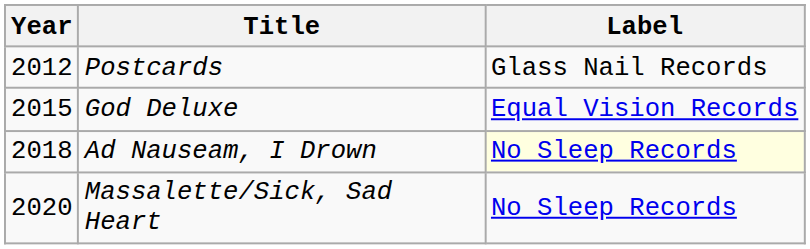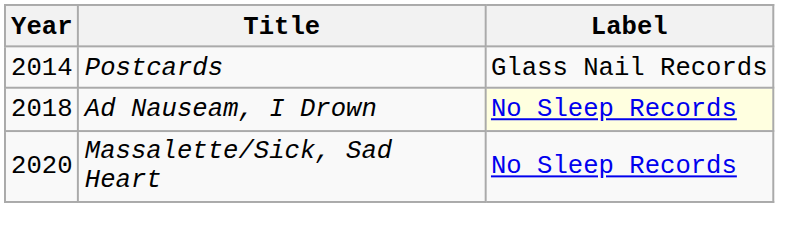(42, 68) 2012 -> (42, 68) 2014
- row: (162, 109)
